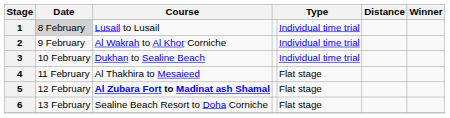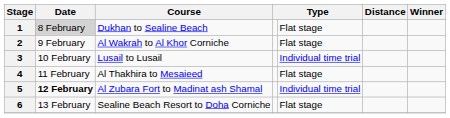(127, 27) Lusail to Lusail -> (153, 27) Dukhan to Sealine Beach
(319, 27) Individual time trial -> (301, 27) Flat stage
(319, 43) Individual time trial -> (301, 43) Flat stage
(150, 58) Dukhan to Sealine Beach -> (130, 58) Lusail to Lusail
(64, 89) normal -> (65, 89) bold
(182, 89) bold -> (180, 89) normal
(300, 89) Flat stage -> (320, 89) Individual time trial
